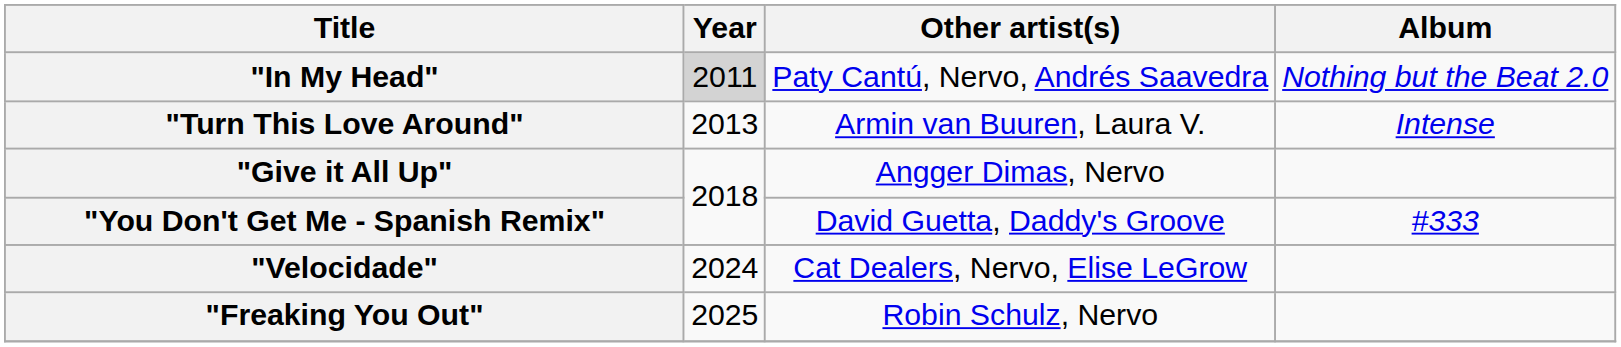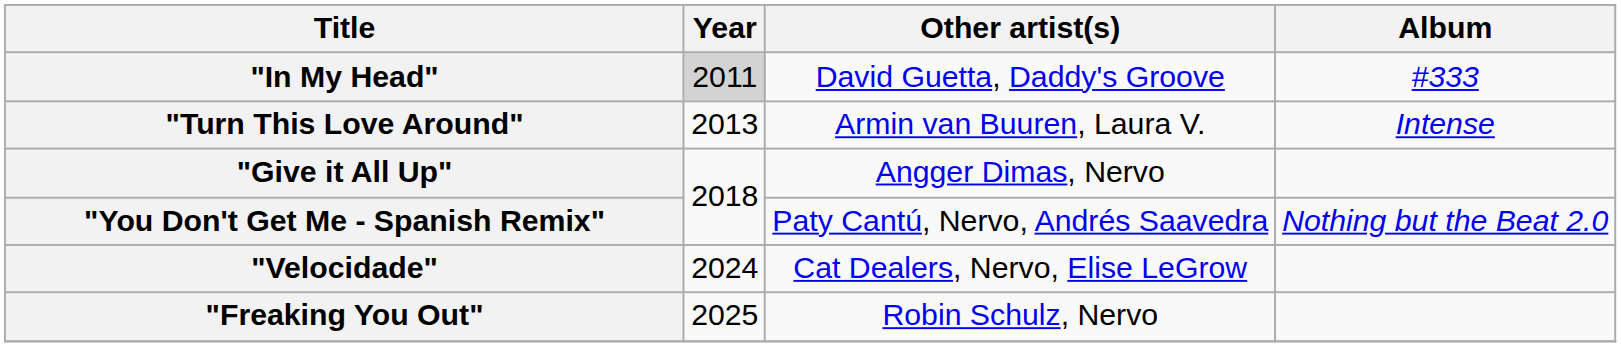(1020, 76) Paty Cantú, Nervo, Andrés Saavedra -> (1020, 76) David Guetta, Daddy's Groove
(1445, 76) Nothing but the Beat 2.0 -> (1445, 76) #333
(1020, 220) David Guetta, Daddy's Groove -> (1020, 220) Paty Cantú, Nervo, Andrés Saavedra
(1445, 220) #333 -> (1445, 220) Nothing but the Beat 2.0
